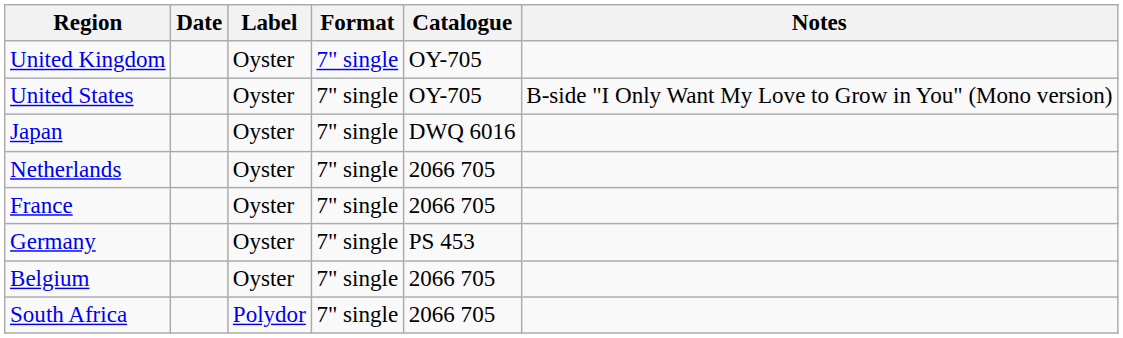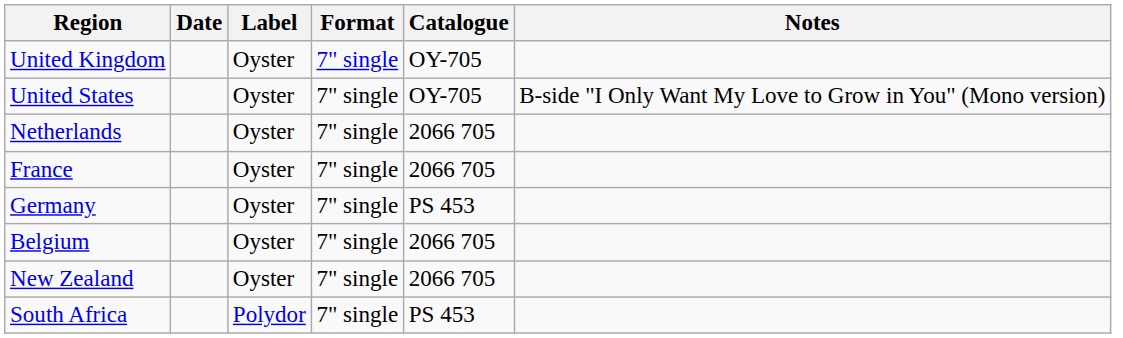- row: (36, 132)
+ row: (72, 278)
(452, 315) 2066 705 -> (442, 315) PS 453
